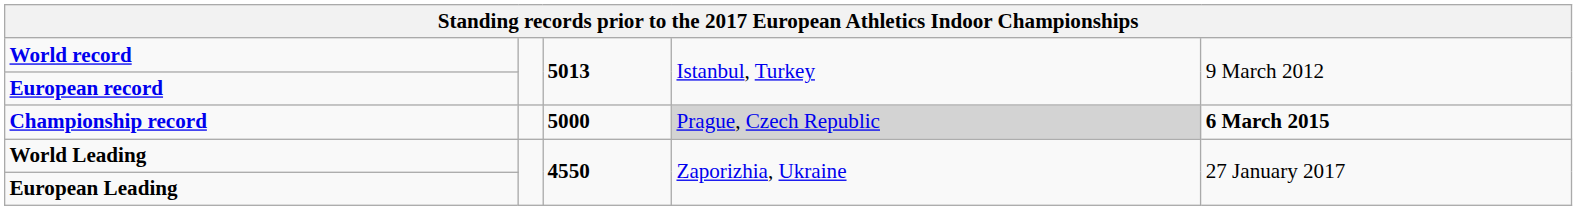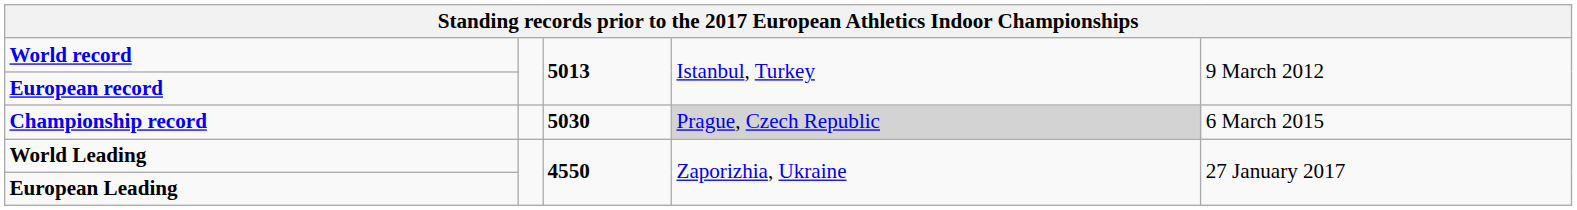(569, 121) 5000 -> (569, 121) 5030
(1268, 121) bold -> (1265, 121) normal
